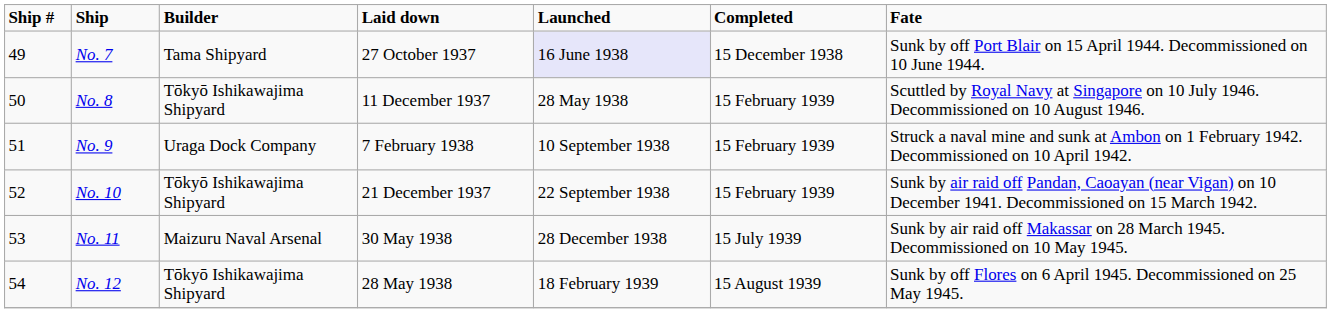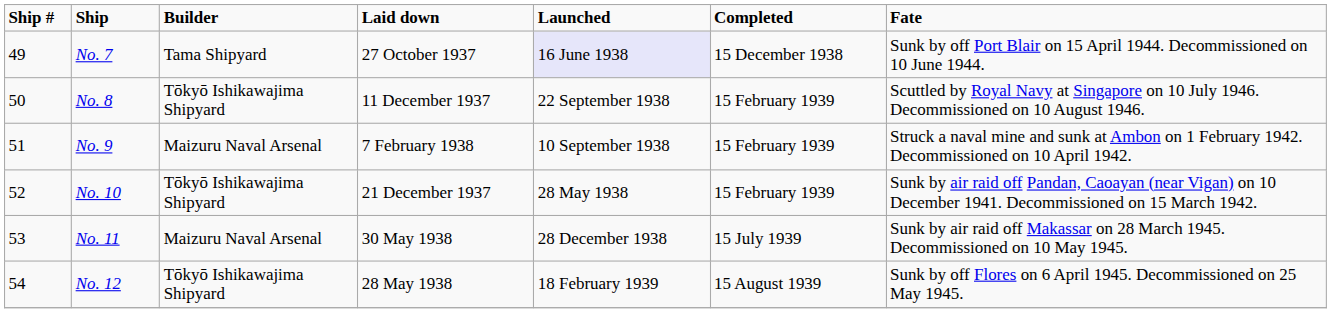(583, 100) 28 May 1938 -> (604, 100) 22 September 1938
(240, 146) Uraga Dock Company -> (243, 146) Maizuru Naval Arsenal
(604, 192) 22 September 1938 -> (583, 192) 28 May 1938
